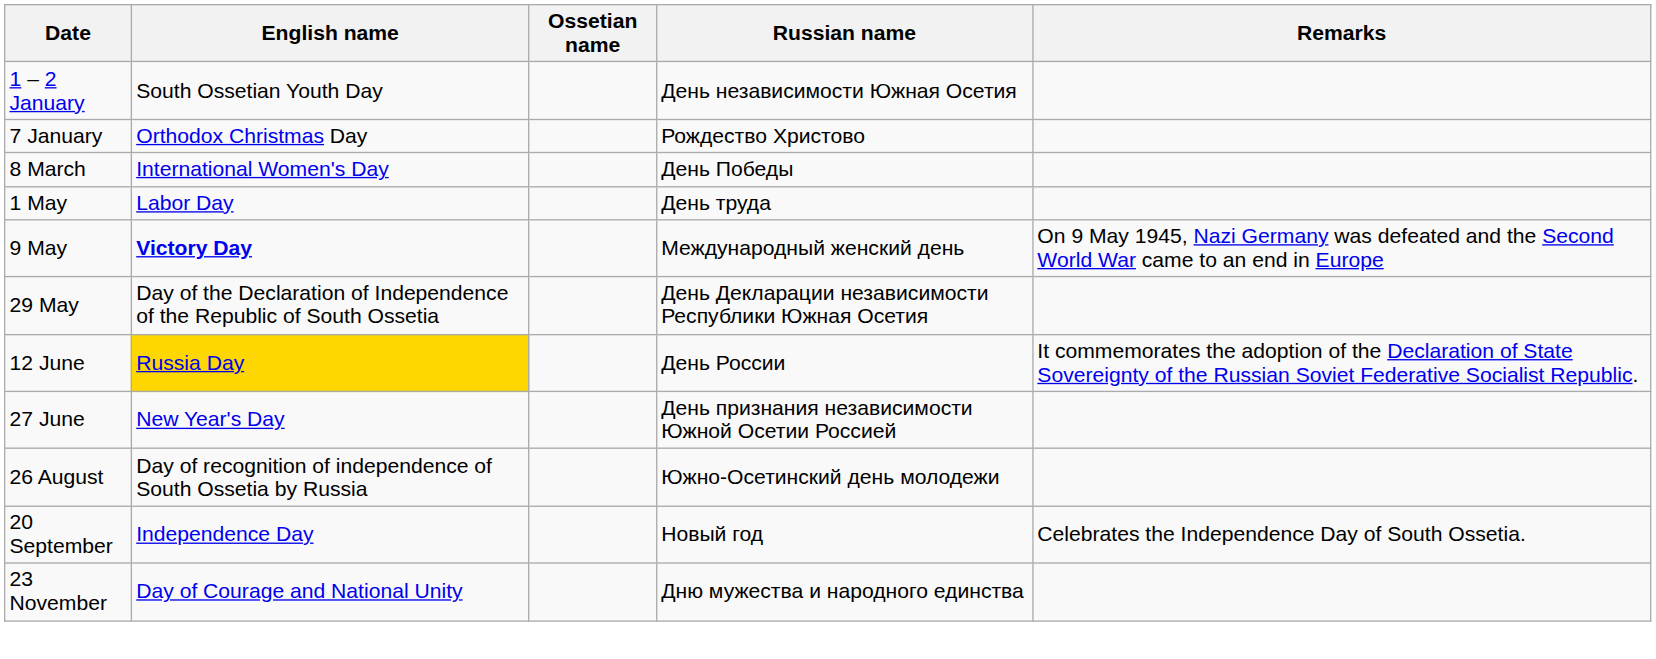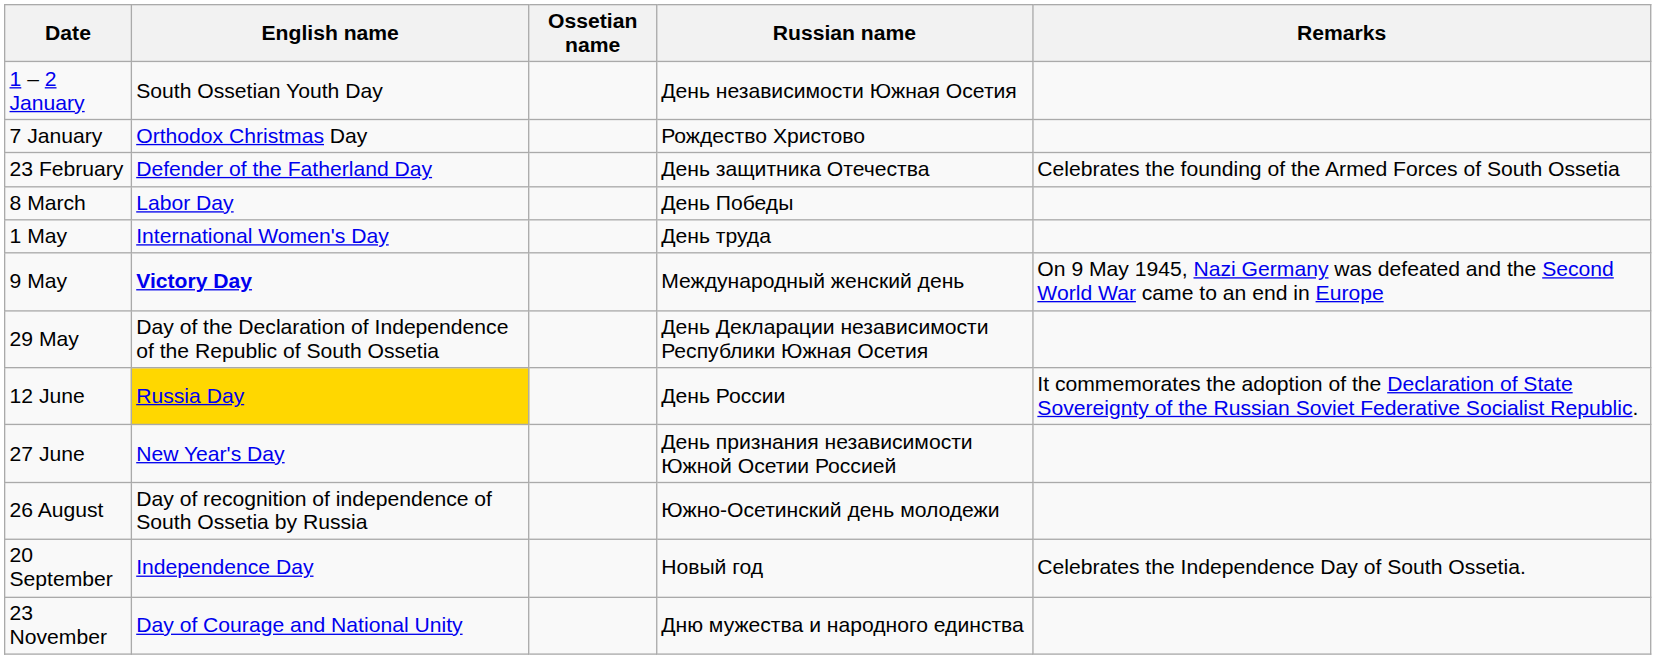+ row: (66, 169)
(262, 169) International Women's Day -> (185, 202) Labor Day
(185, 202) Labor Day -> (262, 236) International Women's Day
